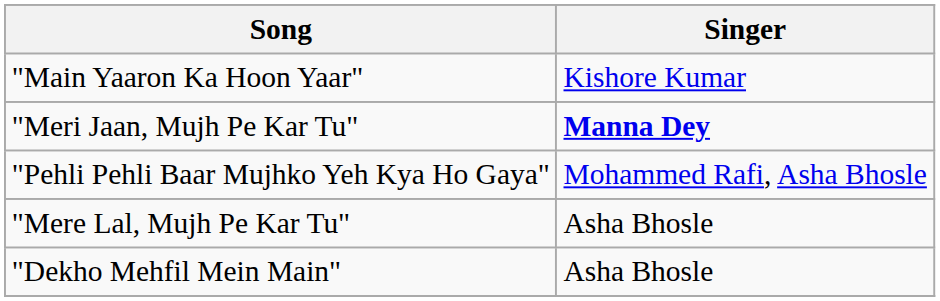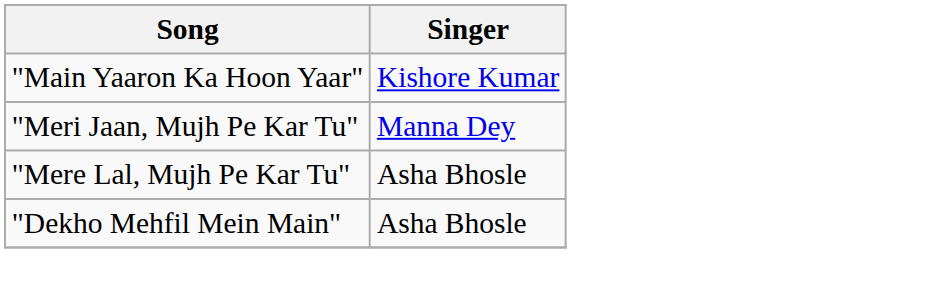(637, 126) bold -> (446, 126) normal
- row: (281, 174)
